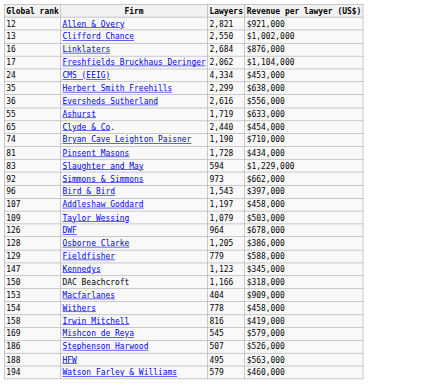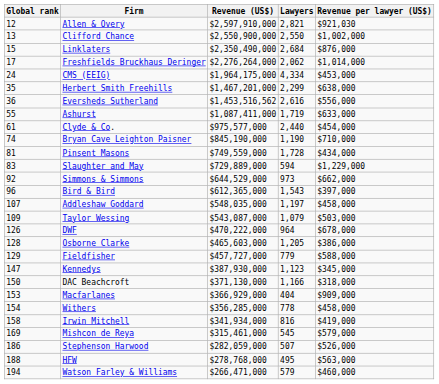+ column: (243, 11)
(266, 24) $921,000 -> (336, 24) $921,030
(11, 50) 16 -> (11, 50) 15
(271, 62) $1,104,000 -> (341, 62) $1,014,000
(11, 127) 65 -> (11, 127) 61
